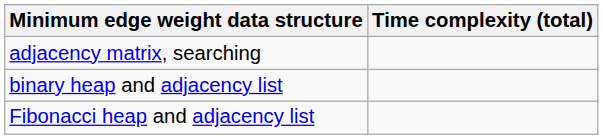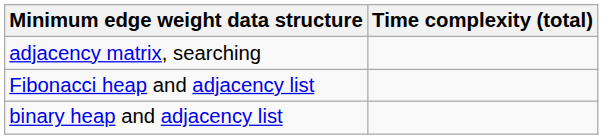rows swapped: (146, 85) <-> (162, 117)
